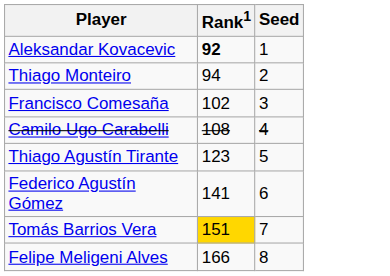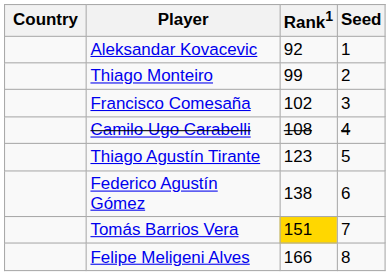+ column: (46, 20)
(211, 49) bold -> (293, 49) normal
(211, 76) 94 -> (293, 76) 99
(216, 193) 141 -> (298, 193) 138
